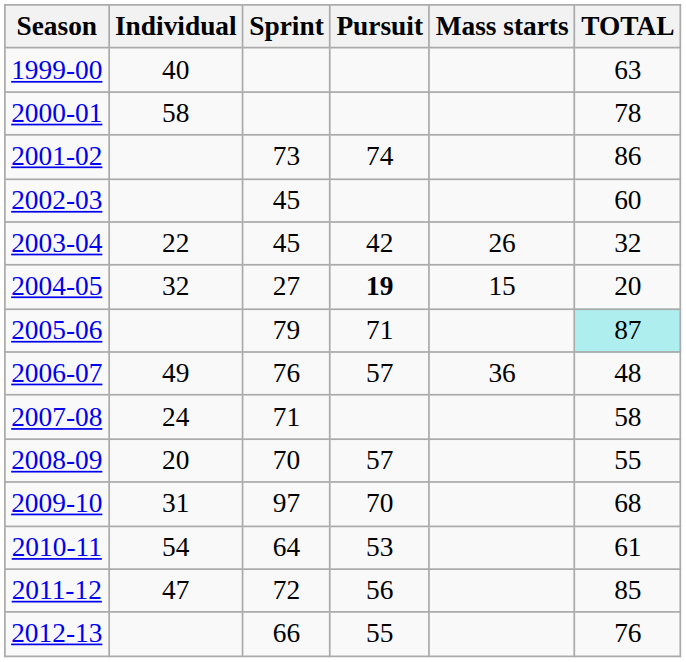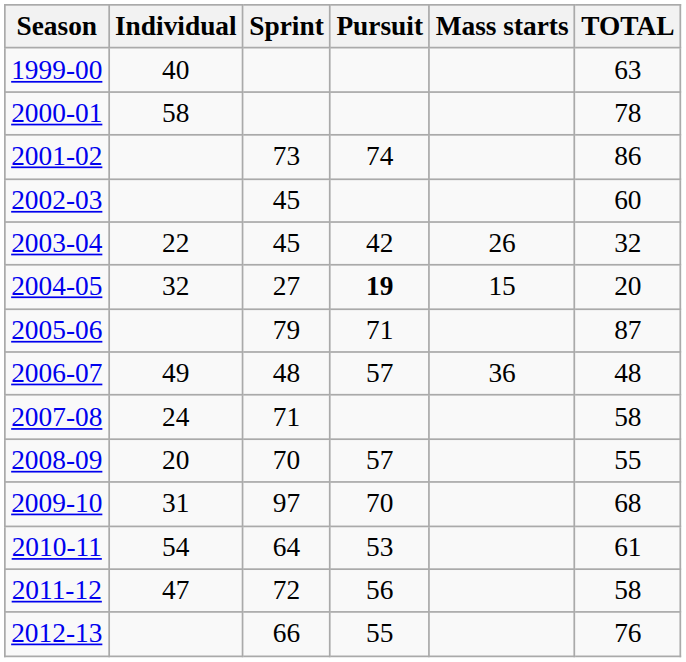(628, 329) paleturquoise background -> (628, 329) no background
(286, 373) 76 -> (286, 373) 48
(628, 590) 85 -> (628, 590) 58
